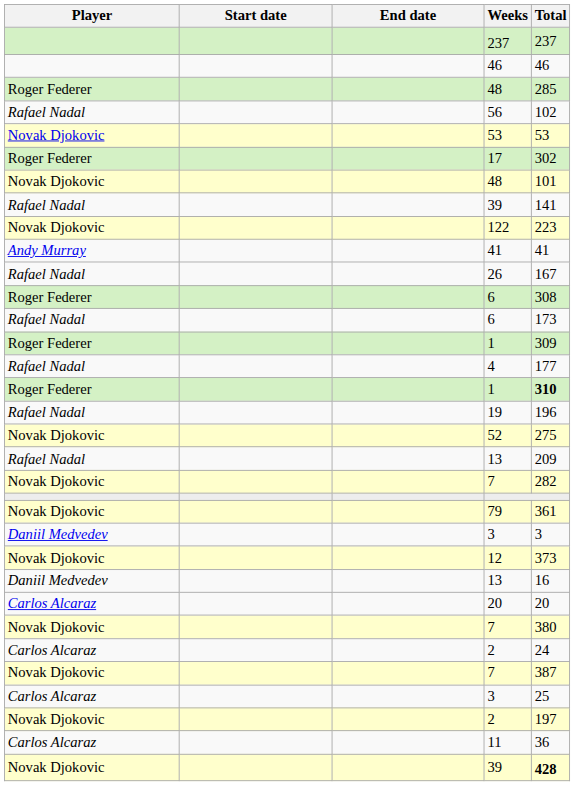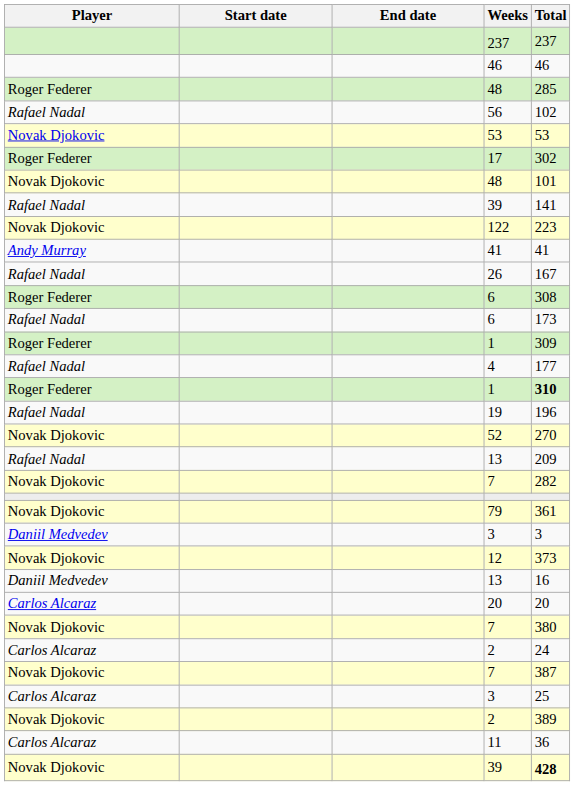(546, 435) 275 -> (546, 435) 270
(546, 719) 197 -> (546, 719) 389
